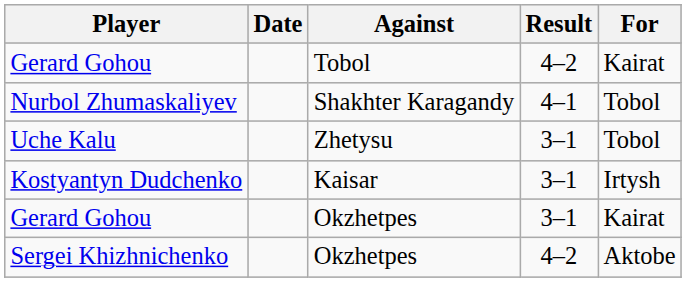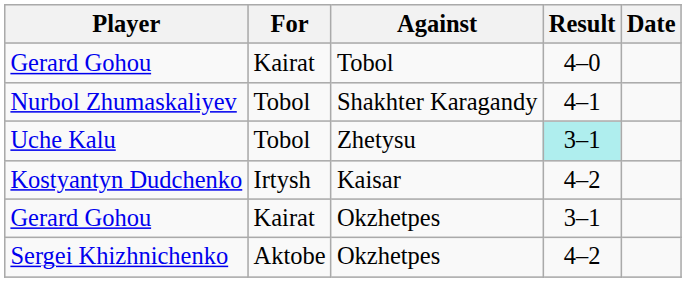columns swapped: (640, 23) <-> (278, 23)
(559, 62) 4–2 -> (582, 62) 4–0
(559, 140) no background -> (582, 140) paleturquoise background
(559, 179) 3–1 -> (582, 179) 4–2
